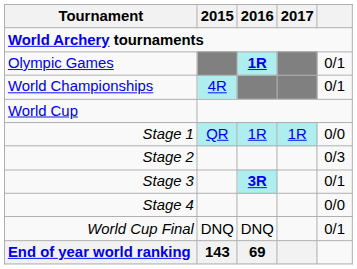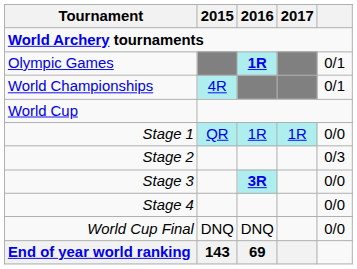(335, 181) 0/1 -> (335, 181) 0/0
(335, 228) 0/1 -> (335, 228) 0/0
